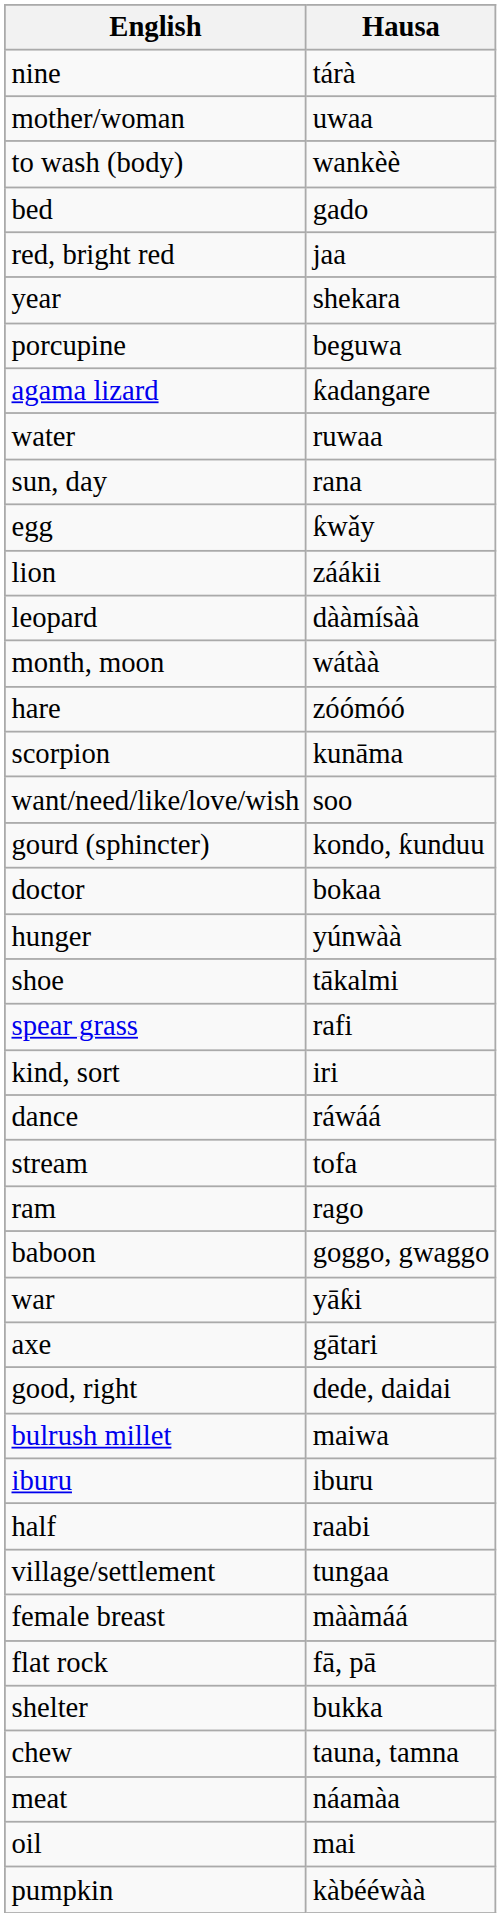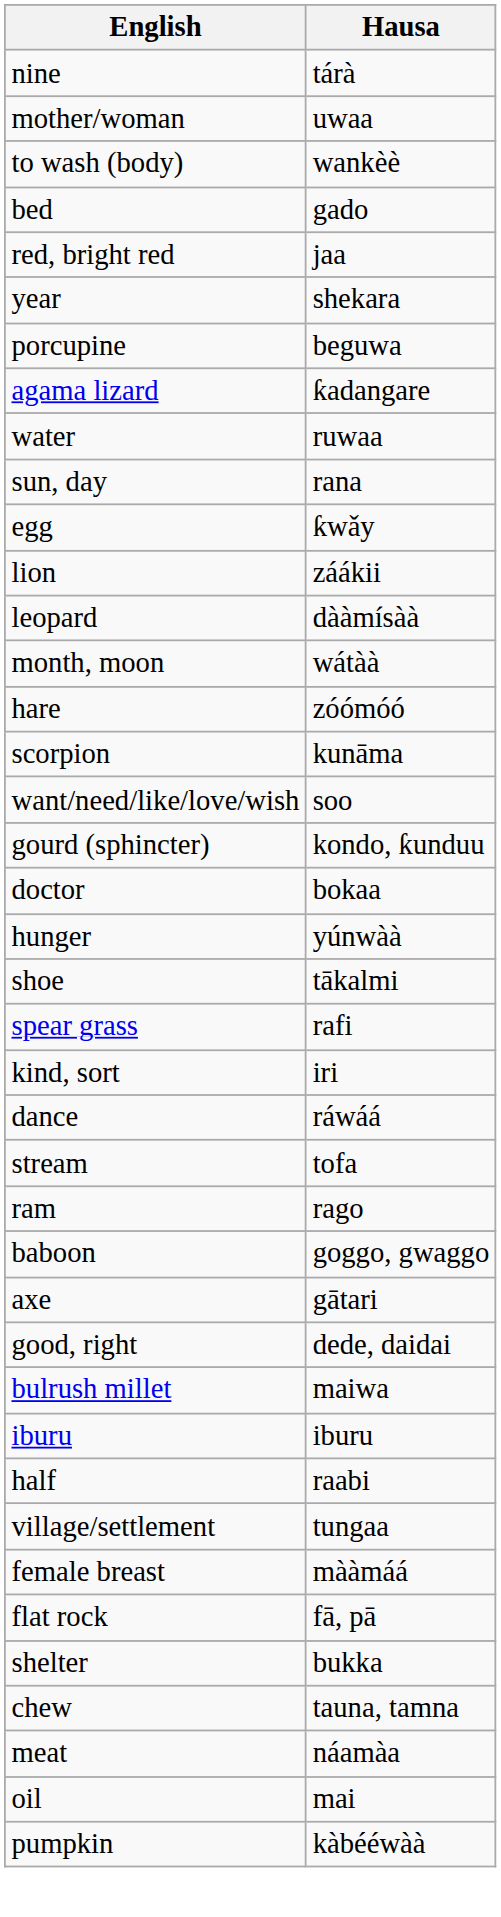- row: (33, 1299)
